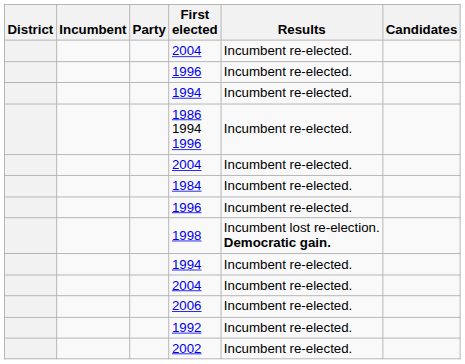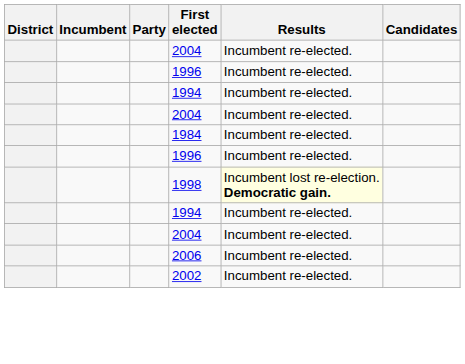- row: (30, 129)
(302, 235) no background -> (302, 184) lightyellow background
- row: (30, 327)
